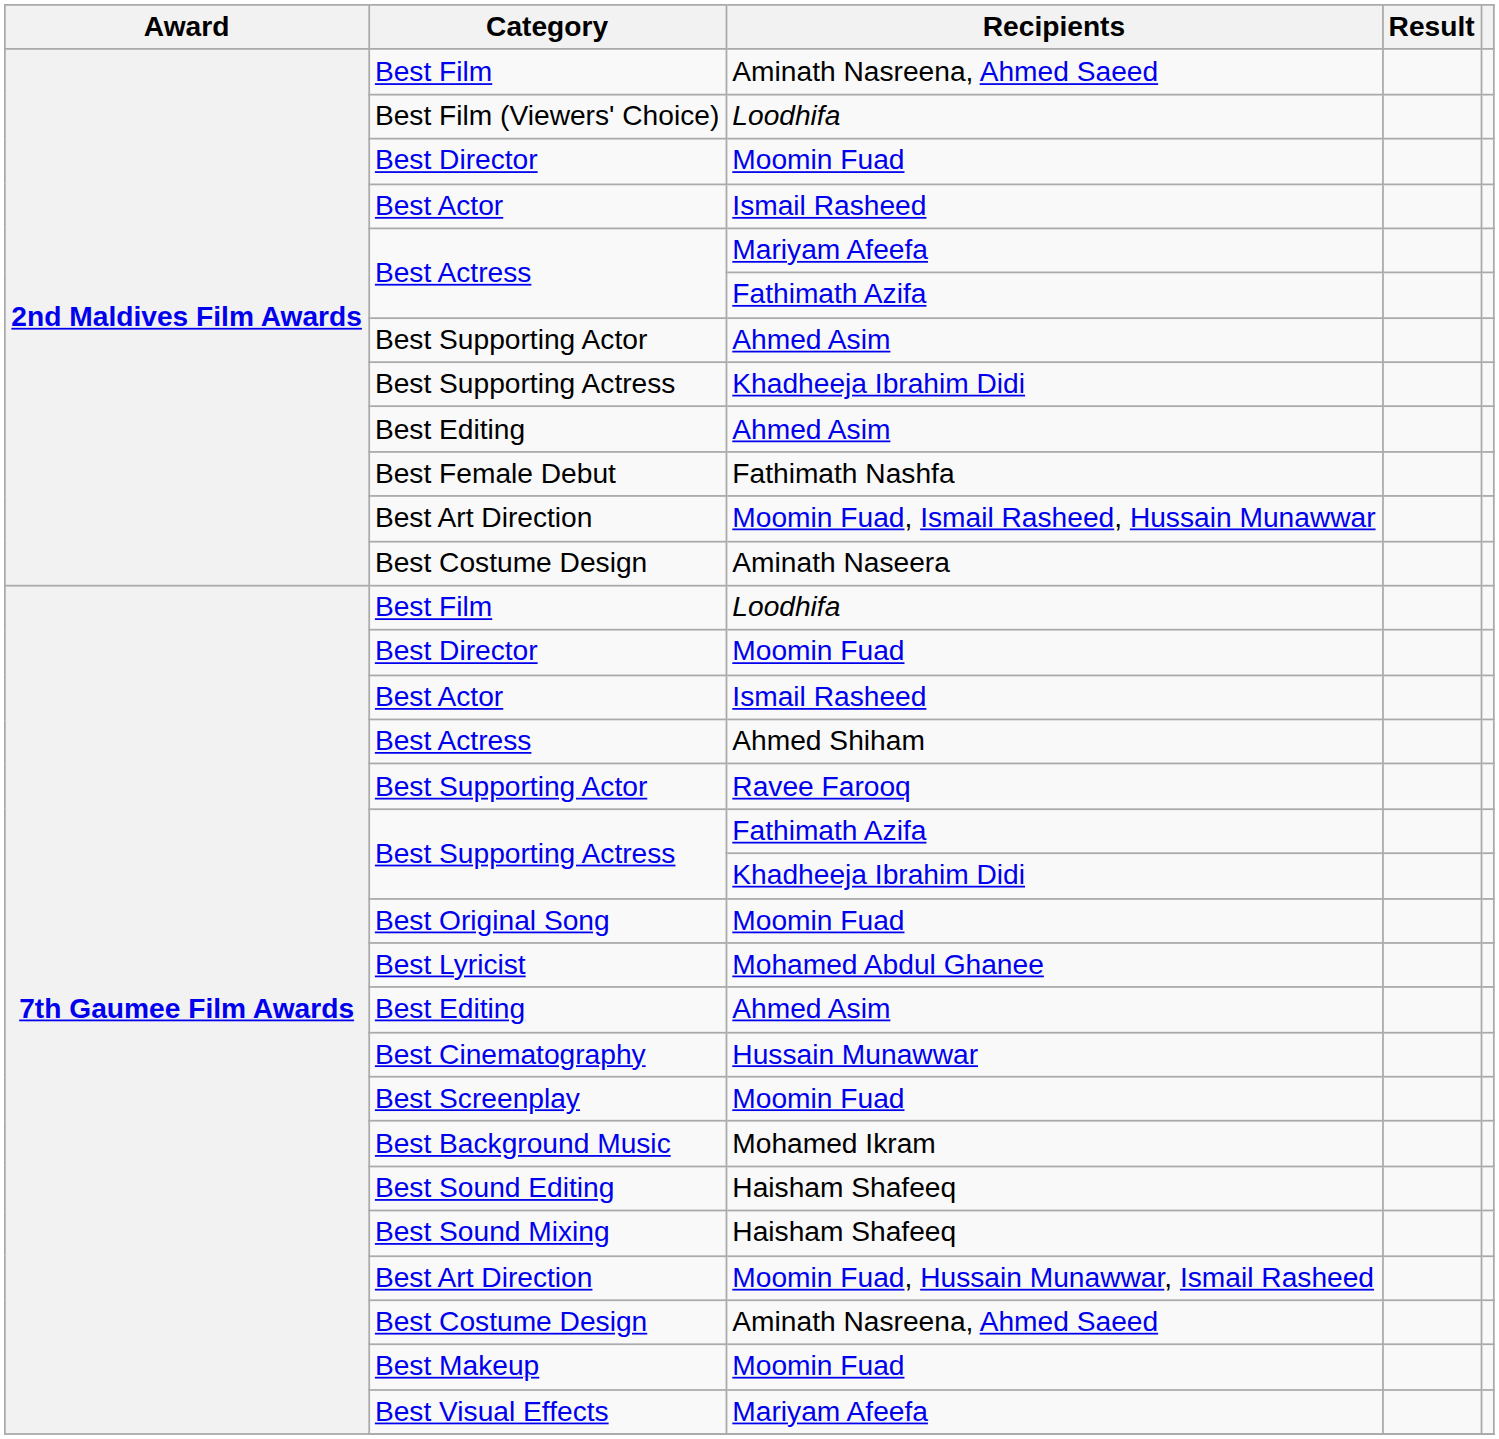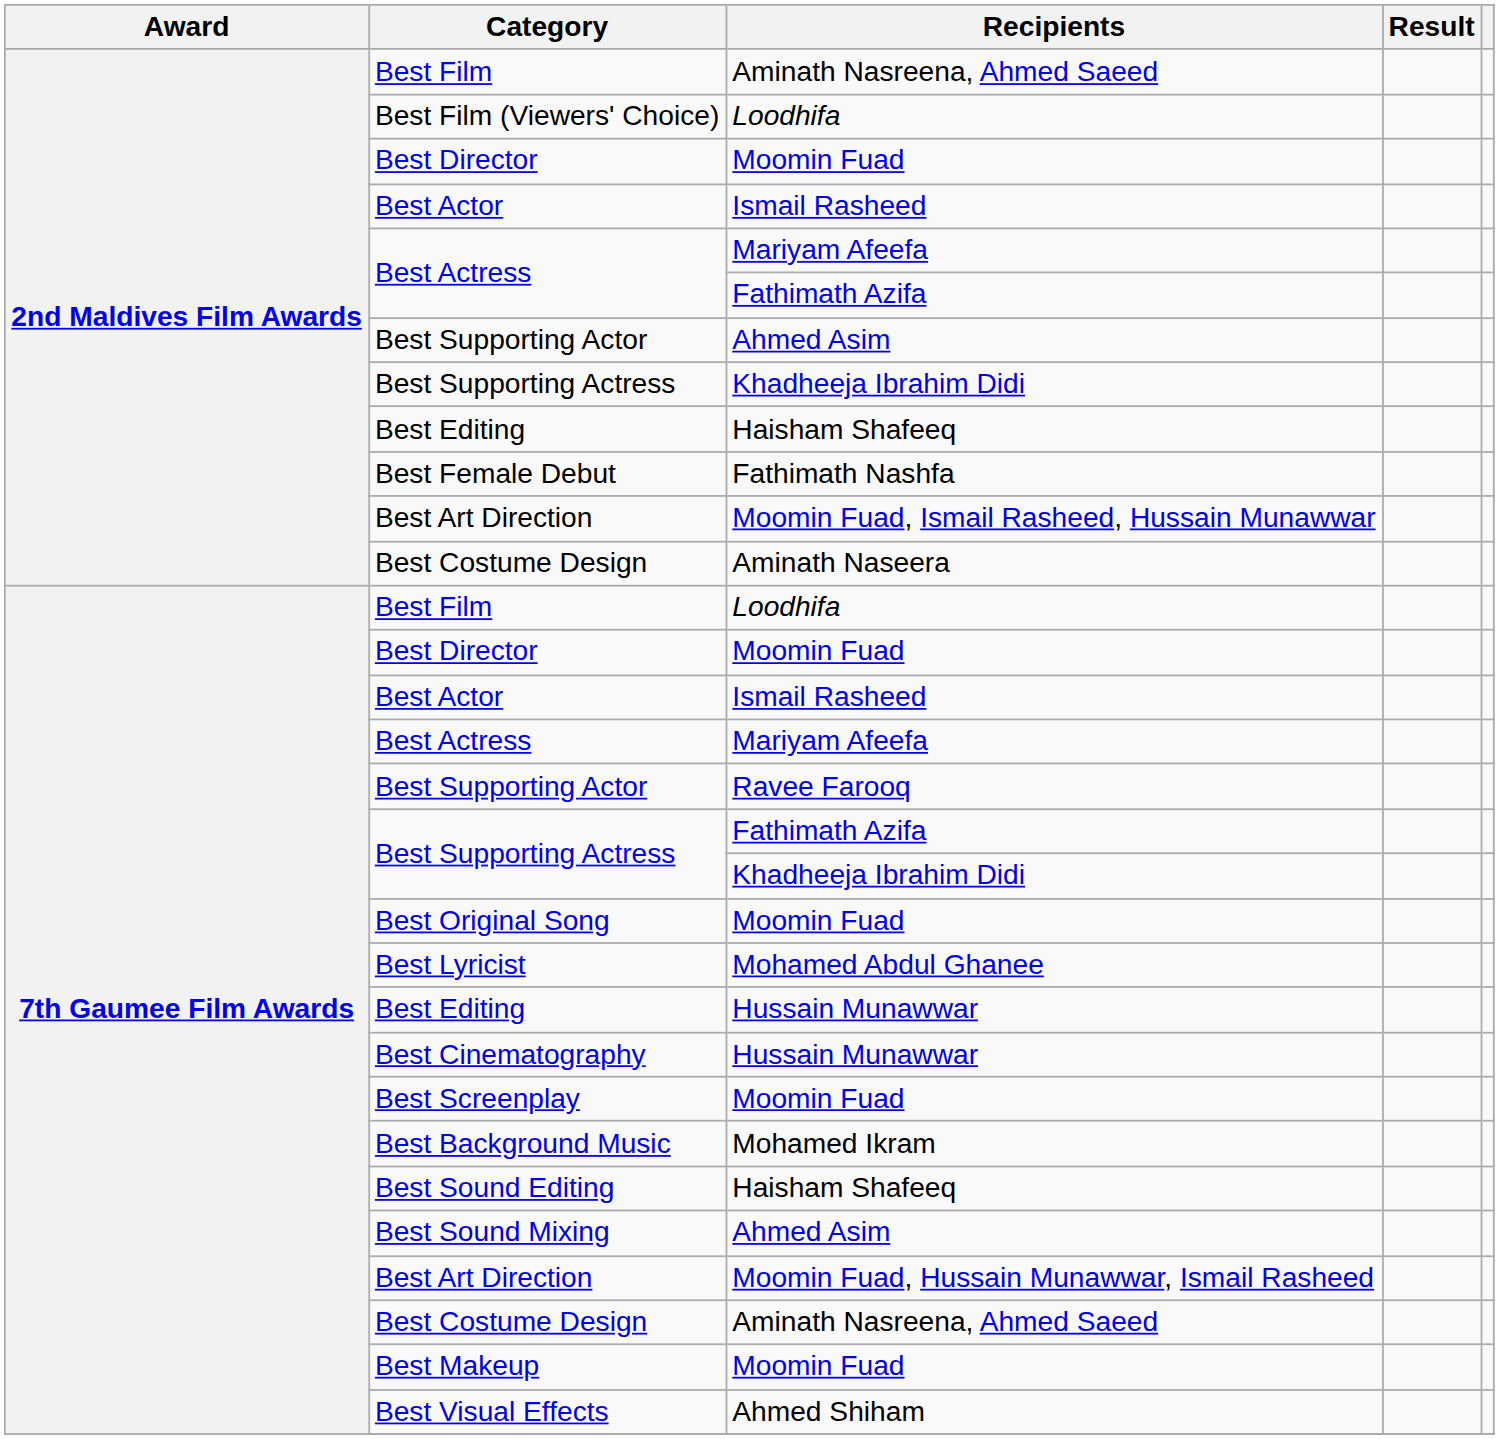(811, 428) Ahmed Asim -> (844, 428) Haisham Shafeeq
(829, 741) Ahmed Shiham -> (830, 741) Mariyam Afeefa
(811, 1009) Ahmed Asim -> (855, 1009) Hussain Munawwar
(844, 1232) Haisham Shafeeq -> (811, 1232) Ahmed Asim
(830, 1411) Mariyam Afeefa -> (829, 1411) Ahmed Shiham
